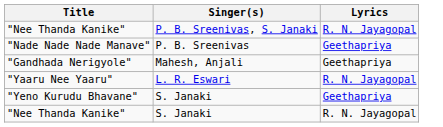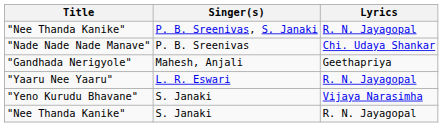(357, 47) Geethapriya -> (379, 47) Chi. Udaya Shankar
(357, 97) Geethapriya -> (373, 97) Vijaya Narasimha
